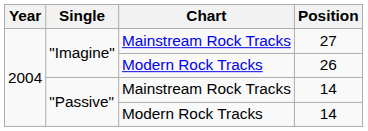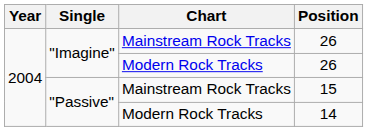(328, 41) 27 -> (328, 41) 26
(328, 89) 14 -> (328, 89) 15
